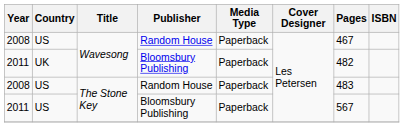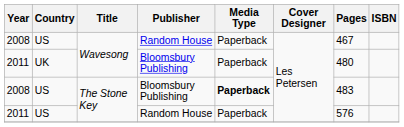(345, 63) 482 -> (345, 63) 480
(176, 85) Random House -> (167, 91) Bloomsbury Publishing
(243, 85) normal -> (243, 91) bold
(168, 107) Bloomsbury Publishing -> (176, 113) Random House
(345, 107) 567 -> (345, 113) 576
